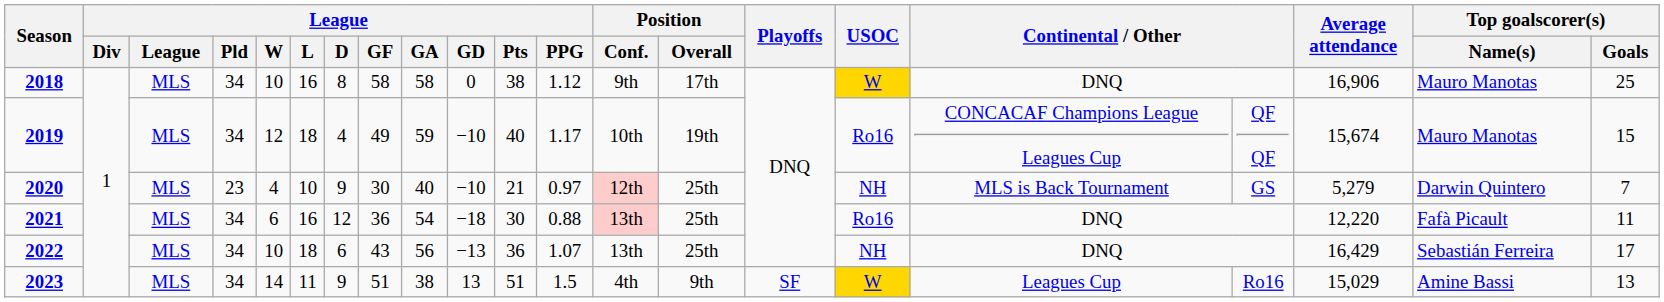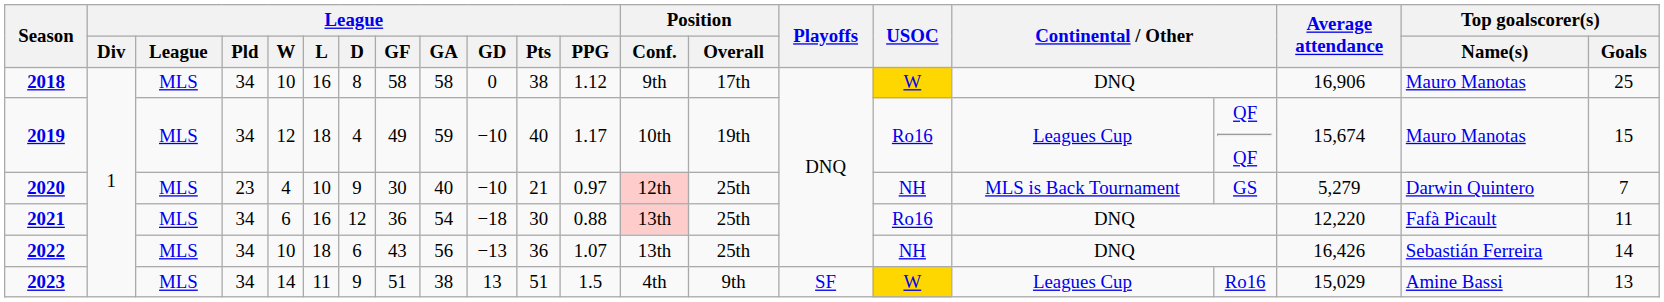(1071, 135) CONCACAF Champions League Leagues Cup -> (1082, 135) Leagues Cup
(1353, 250) 16,429 -> (1339, 250) 16,426
(1625, 250) 17 -> (1624, 250) 14
